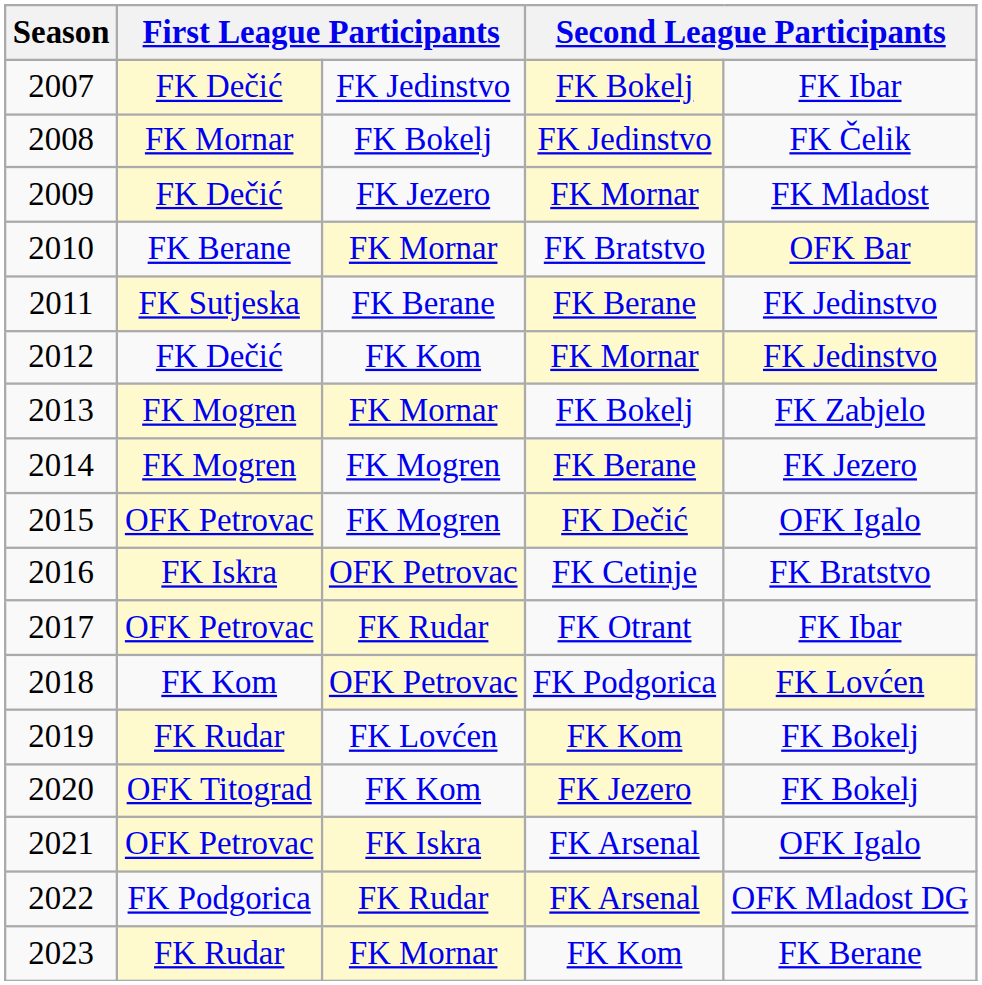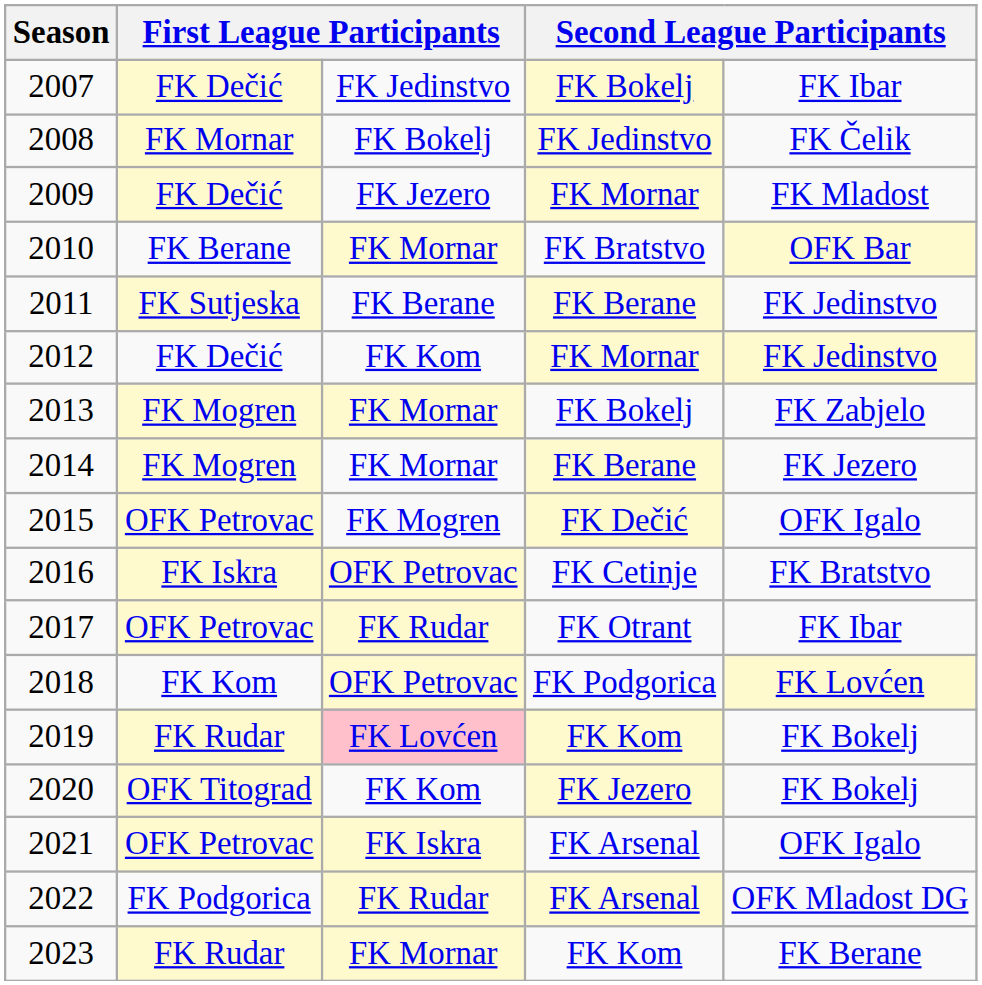(423, 465) FK Mogren -> (423, 465) FK Mornar
(423, 735) no background -> (423, 735) pink background
